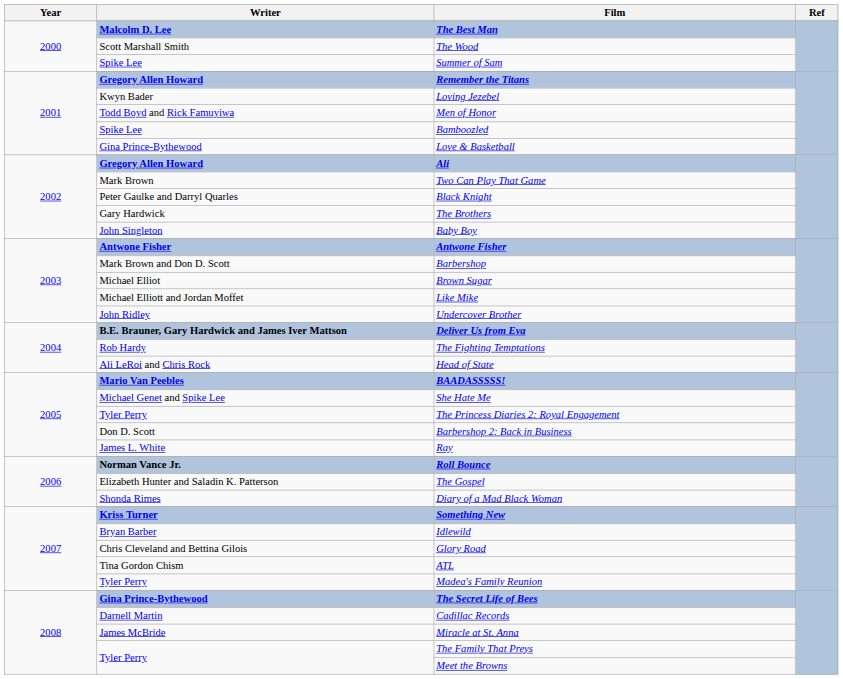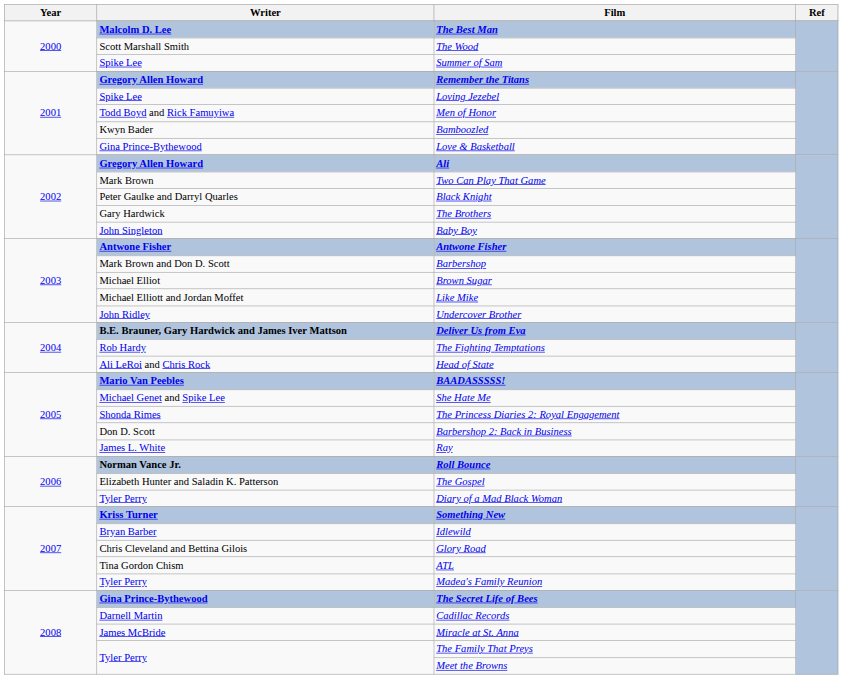(126, 96) Kwyn Bader -> (121, 96) Spike Lee
(121, 130) Spike Lee -> (126, 130) Kwyn Bader
(123, 414) Tyler Perry -> (130, 414) Shonda Rimes
(130, 498) Shonda Rimes -> (123, 498) Tyler Perry
